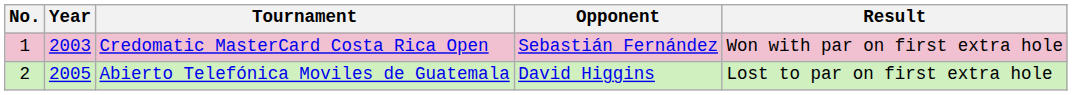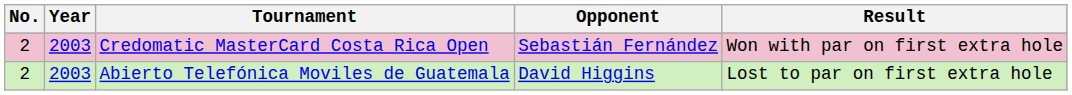(25, 48) 1 -> (25, 48) 2
(70, 76) 2005 -> (70, 76) 2003
